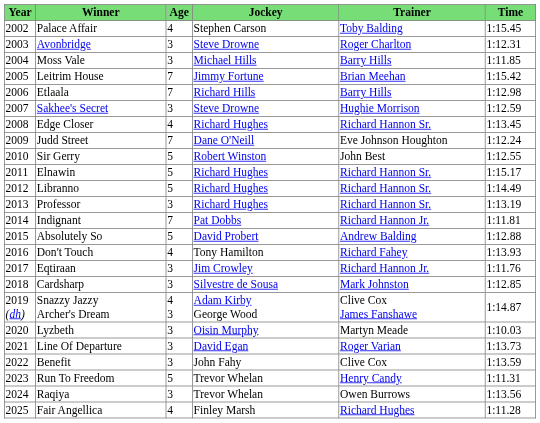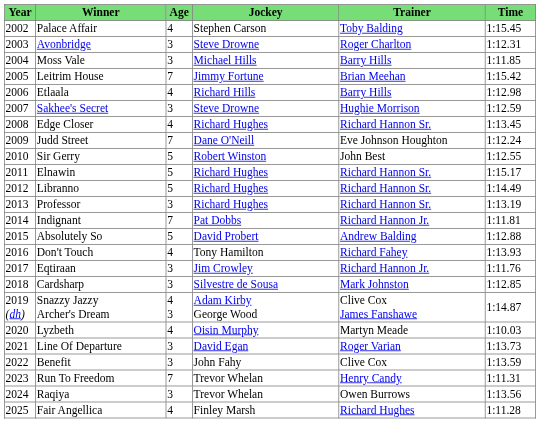(170, 92) 7 -> (170, 92) 4
(170, 330) 3 -> (170, 330) 4
(170, 378) 5 -> (170, 378) 7
